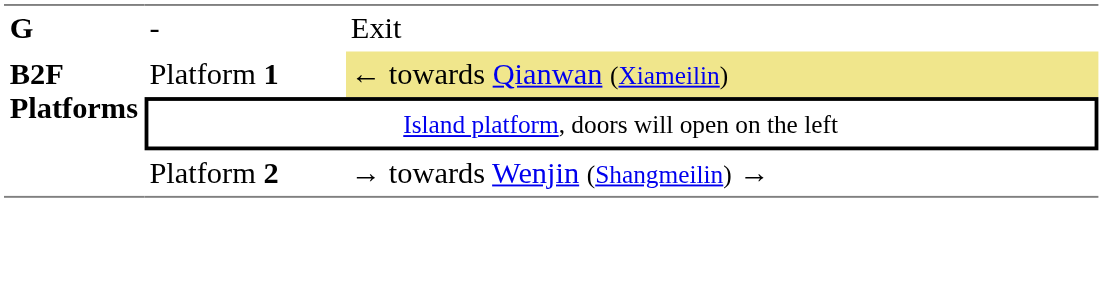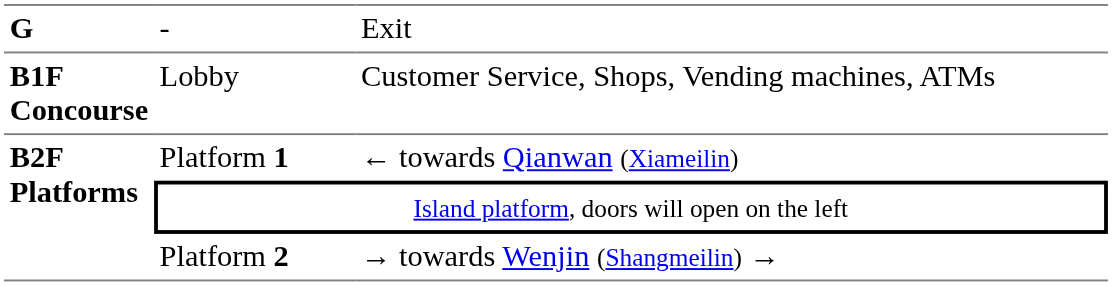+ row: (199, 75)
(540, 73) khaki background -> (550, 157) no background
